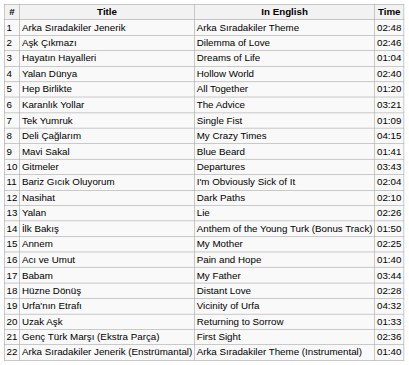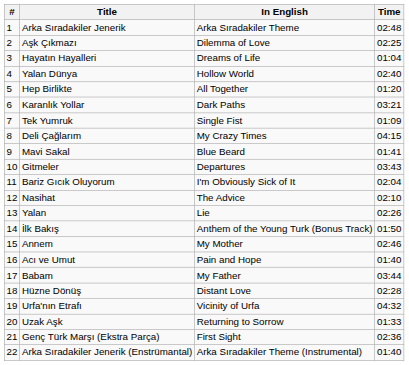(389, 43) 02:46 -> (389, 43) 02:25
(221, 105) The Advice -> (221, 105) Dark Paths
(221, 197) Dark Paths -> (221, 197) The Advice
(389, 244) 02:25 -> (389, 244) 02:46
